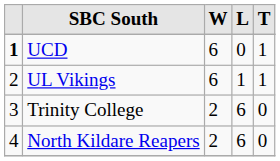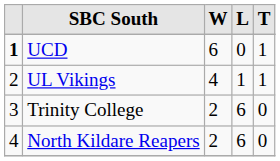(213, 79) 6 -> (213, 79) 4
